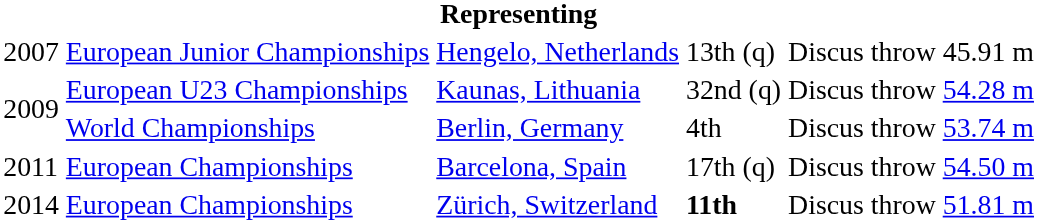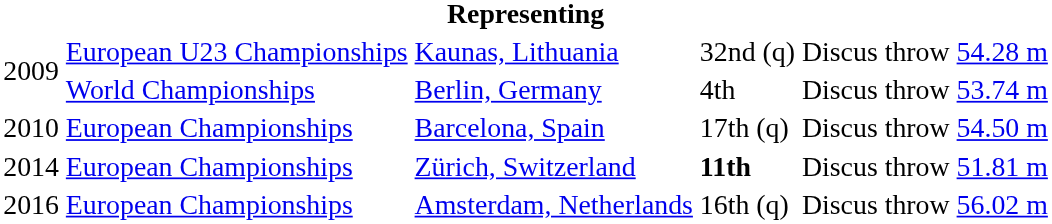- row: (558, 51)
(31, 166) 2011 -> (31, 128) 2010
+ row: (554, 204)
